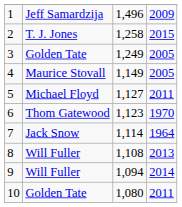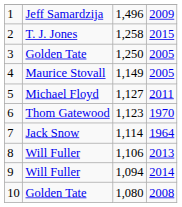(130, 53) 1,249 -> (130, 53) 1,250
(130, 152) 1,108 -> (130, 152) 1,106
(162, 192) 2011 -> (162, 192) 2008
